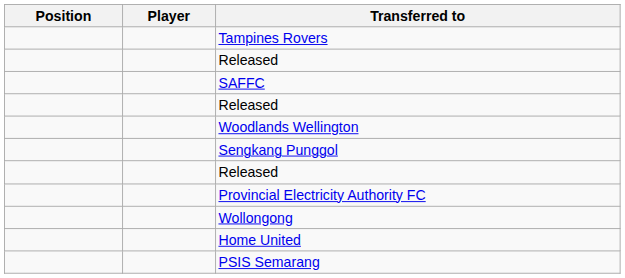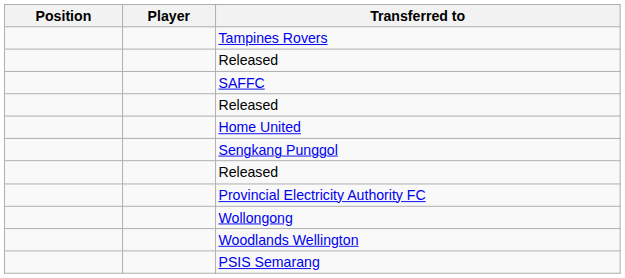rows swapped: (63, 240) <-> (63, 128)
